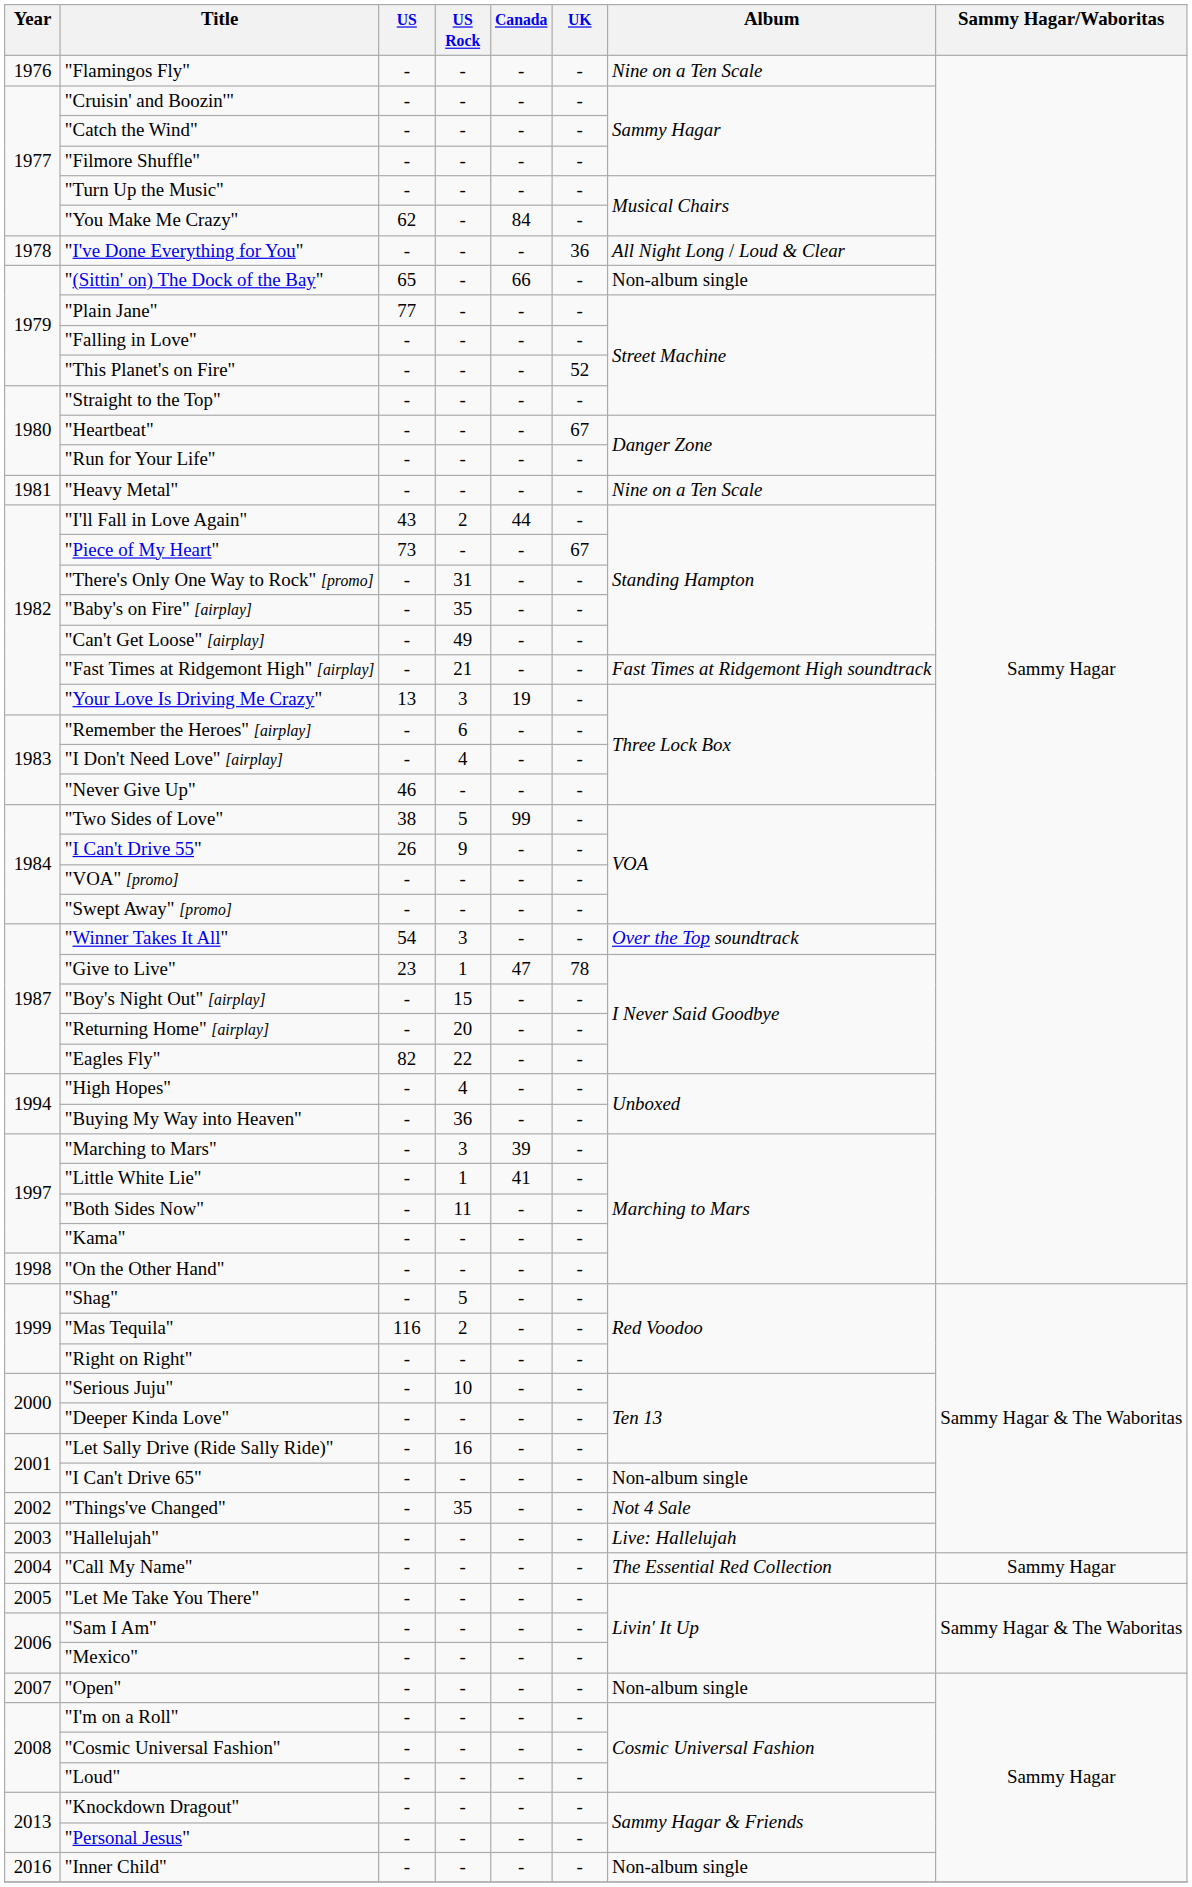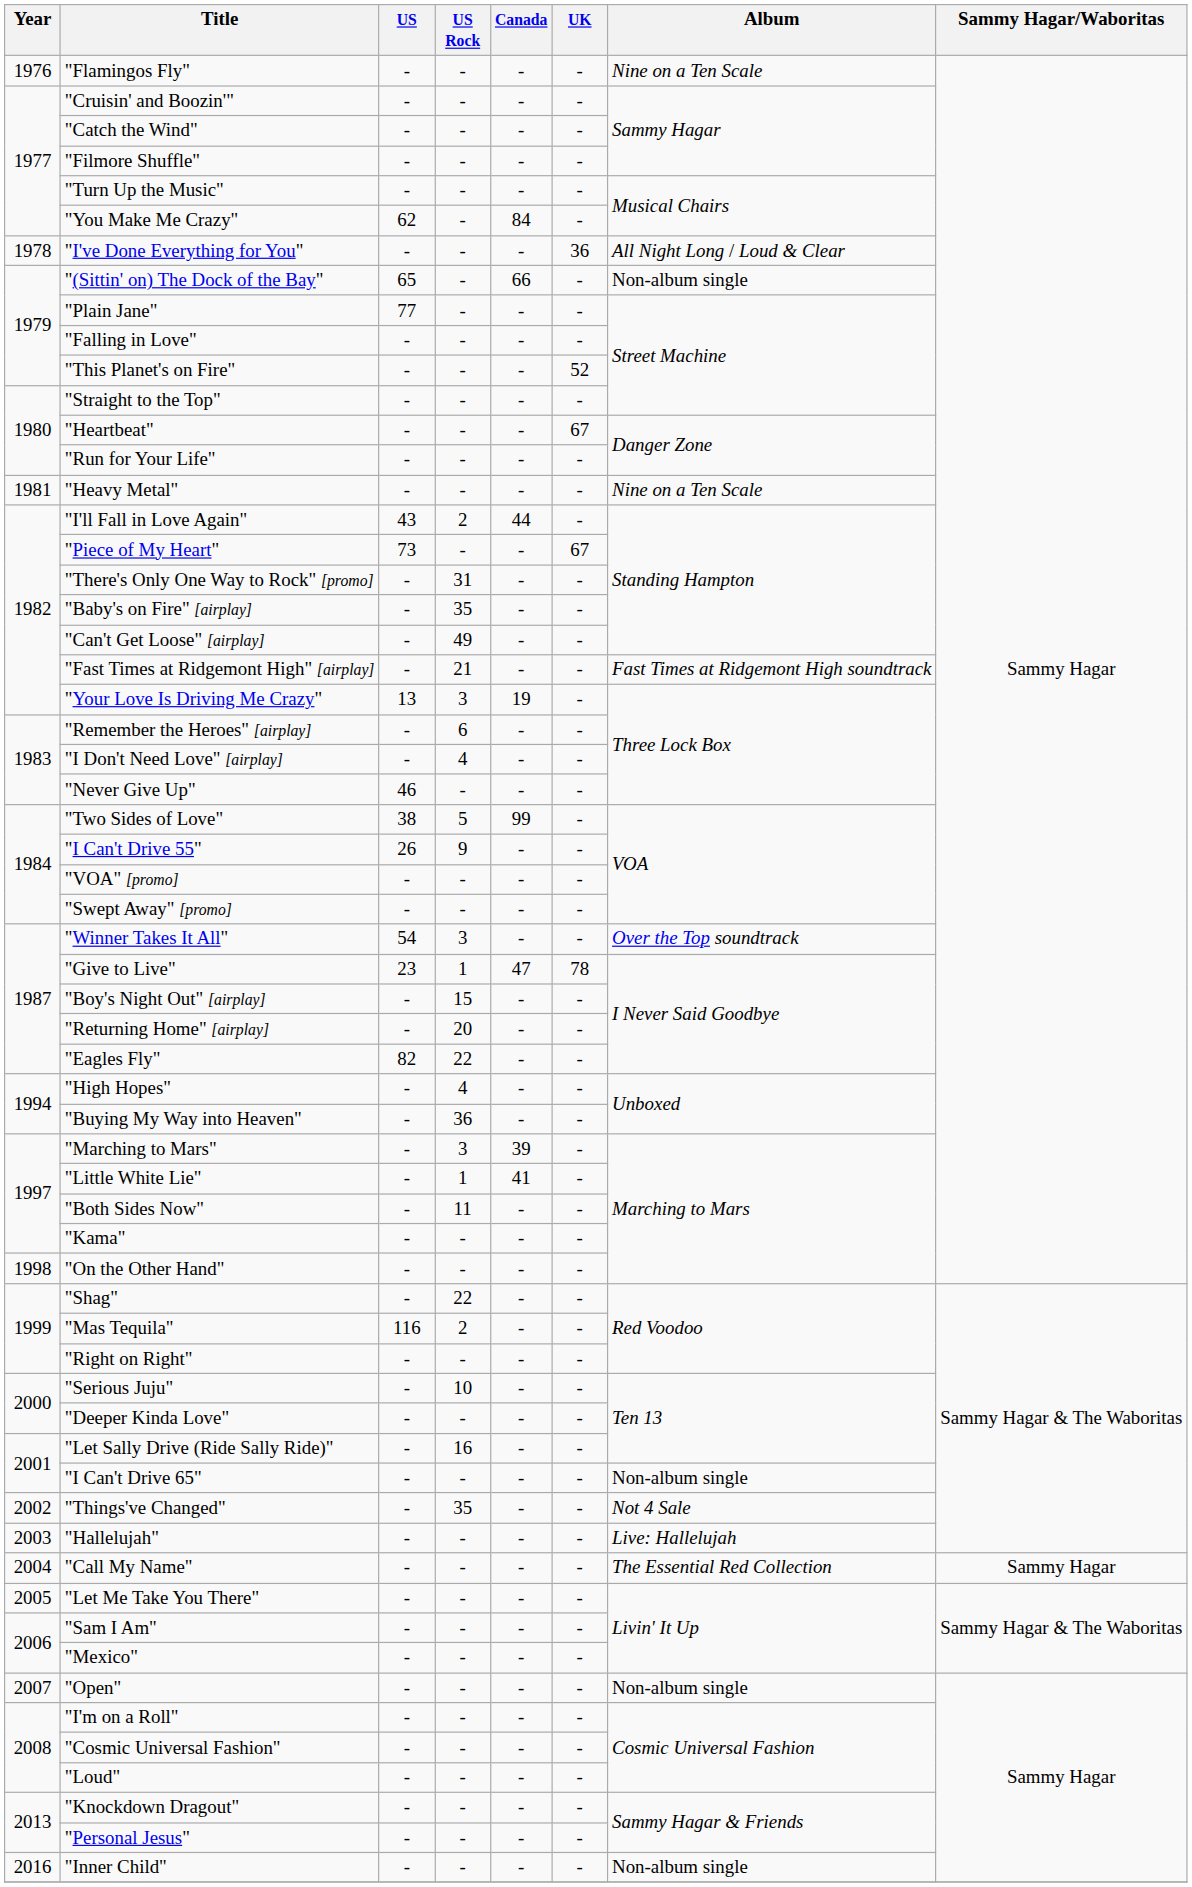(463, 1298) 5 -> (463, 1298) 22
